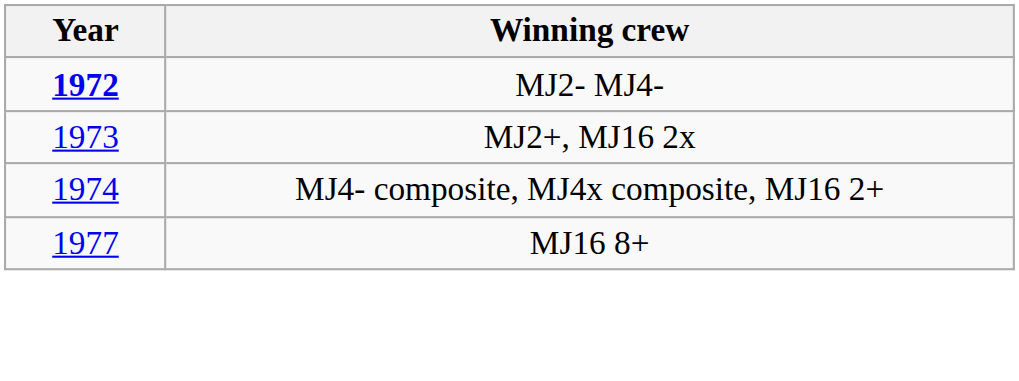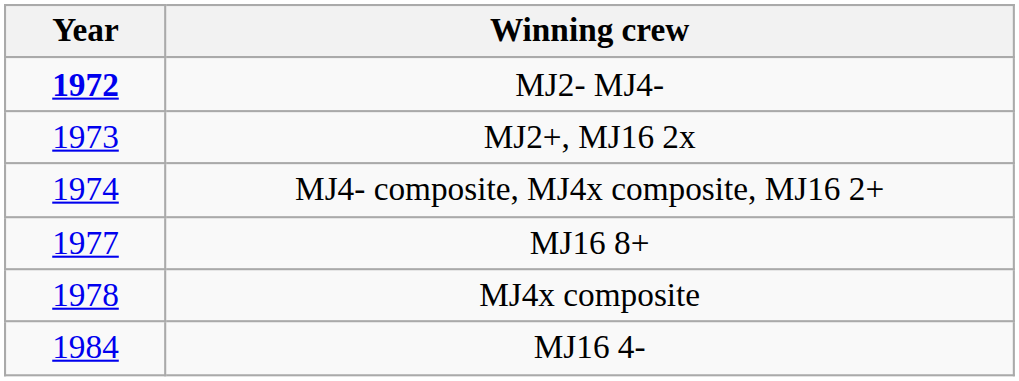+ row: (590, 294)
+ row: (590, 347)
